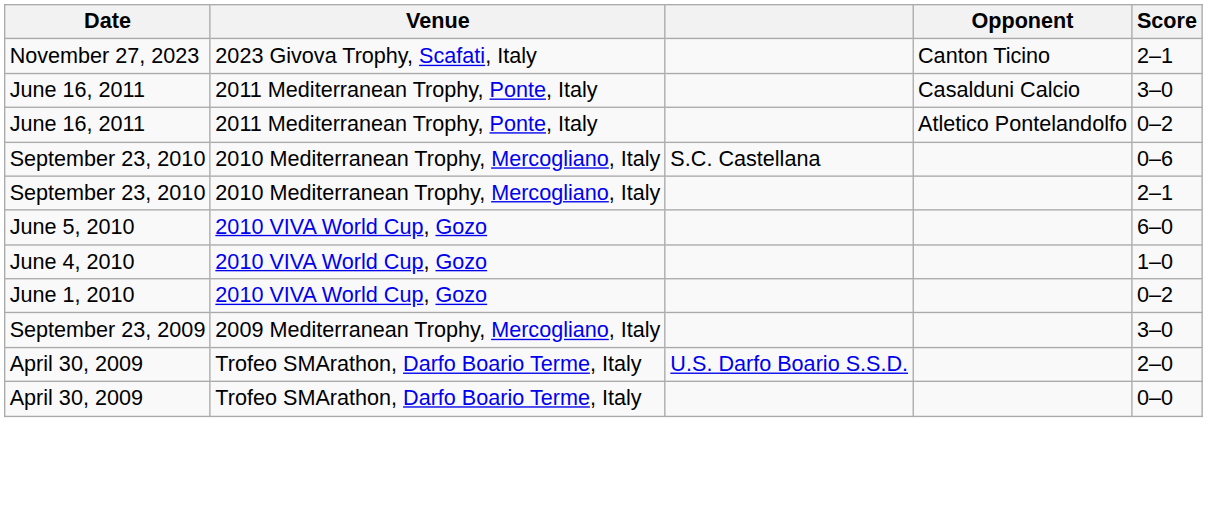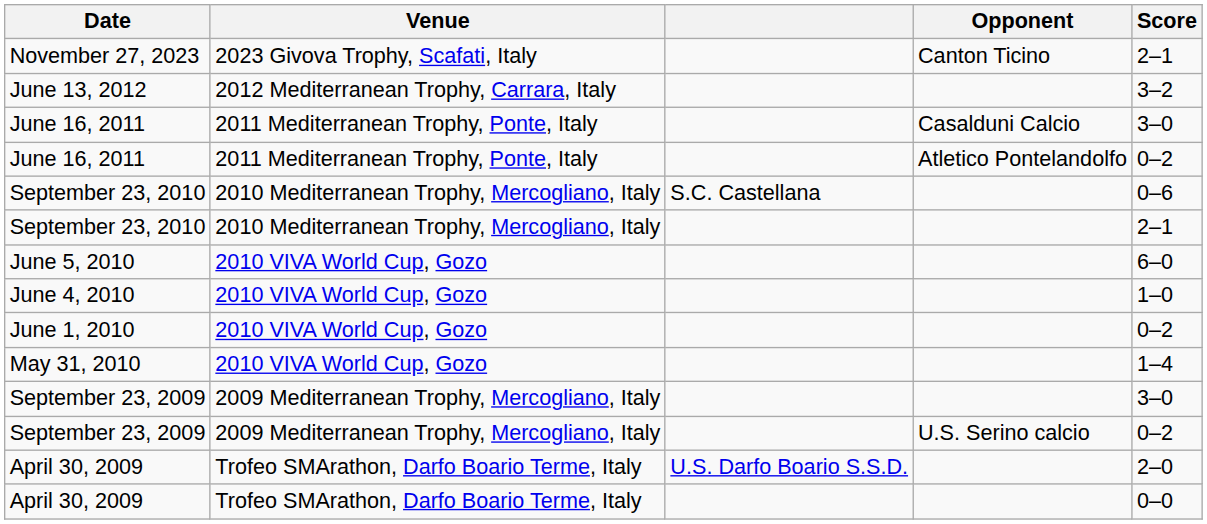+ row: (78, 90)
+ row: (75, 364)
+ row: (108, 432)
